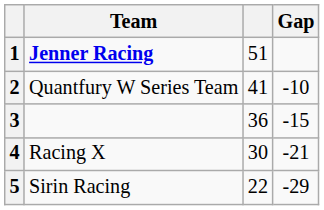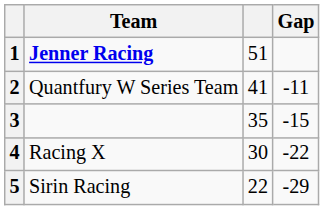(296, 87) -10 -> (296, 87) -11
(258, 120) 36 -> (258, 120) 35
(296, 153) -21 -> (296, 153) -22
